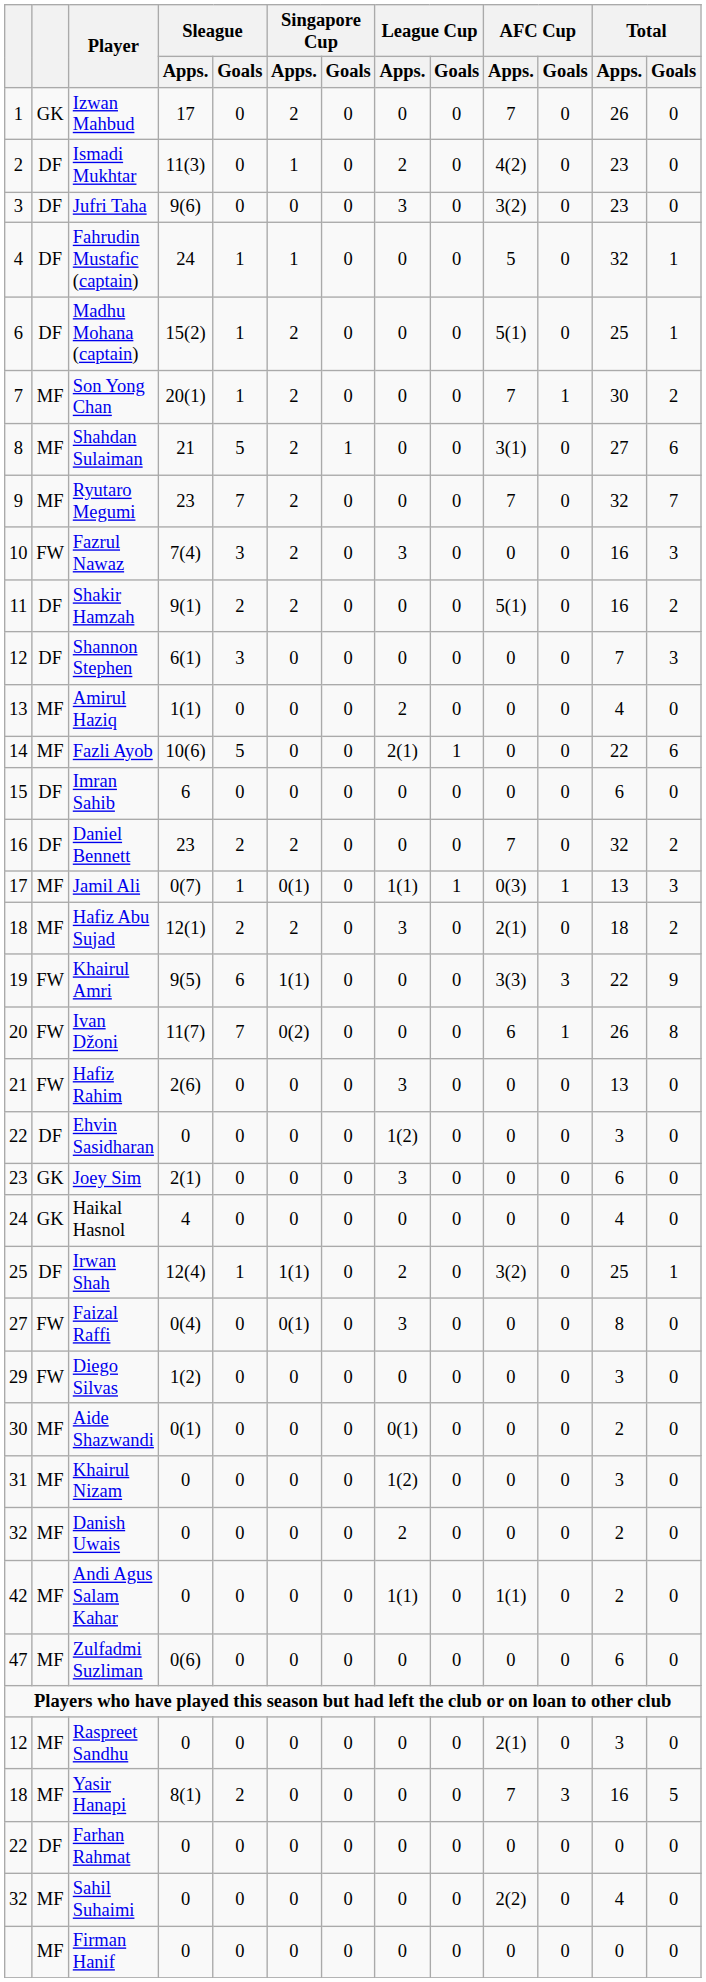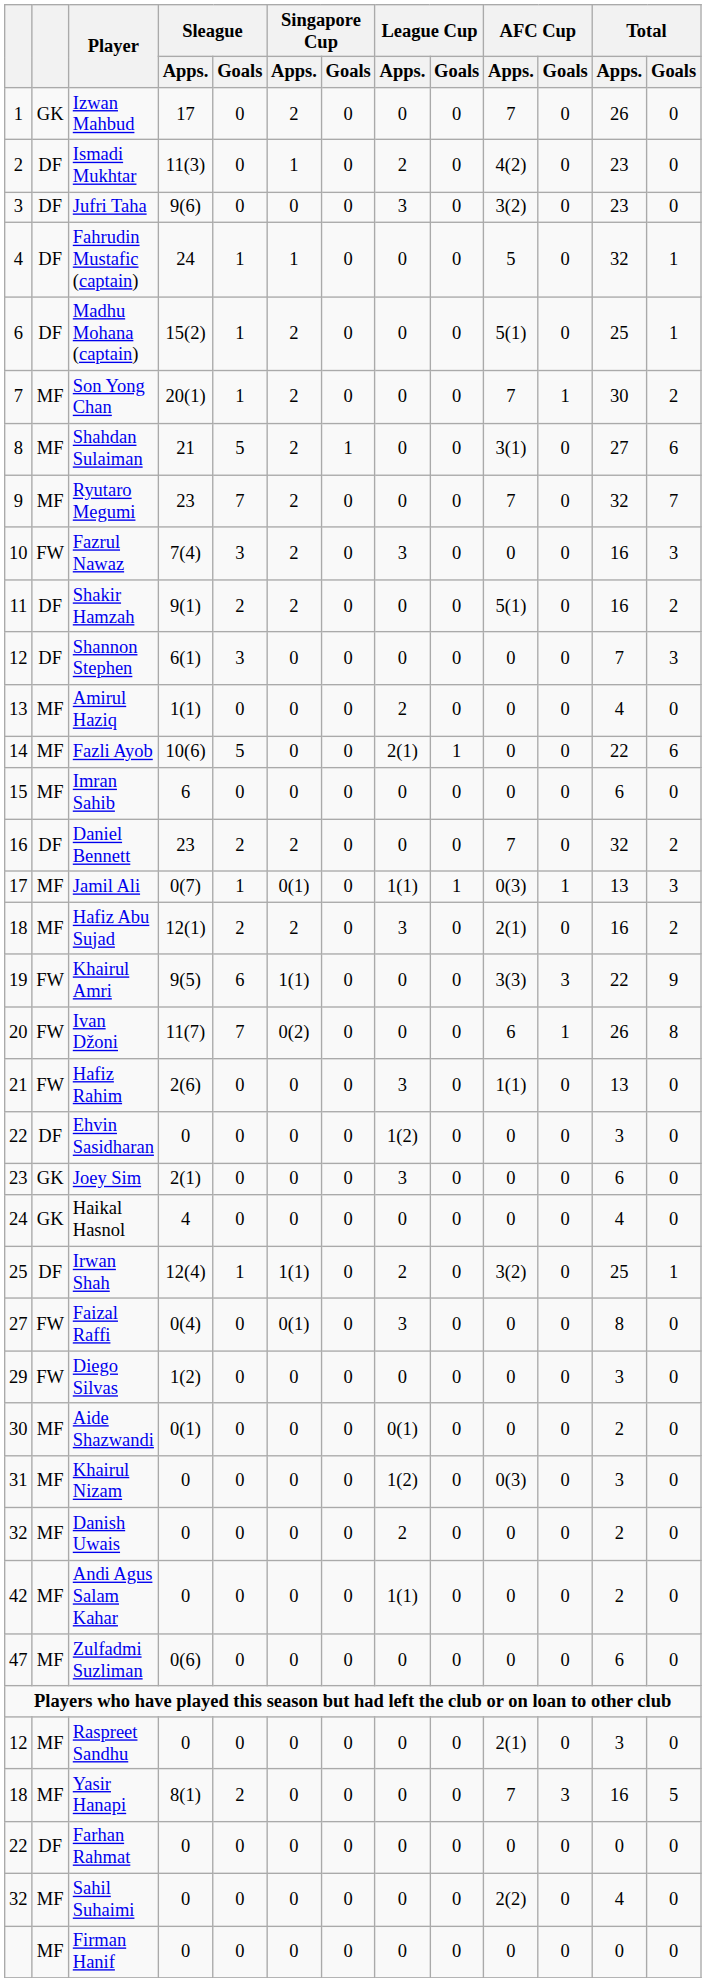(50, 792) DF -> (50, 792) MF
(619, 927) 18 -> (619, 927) 16
(511, 1084) 0 -> (511, 1084) 1(1)
(511, 1480) 0 -> (511, 1480) 0(3)
(511, 1596) 1(1) -> (511, 1596) 0
